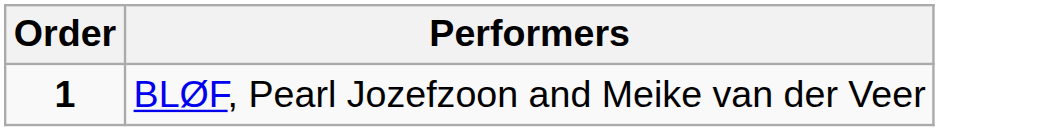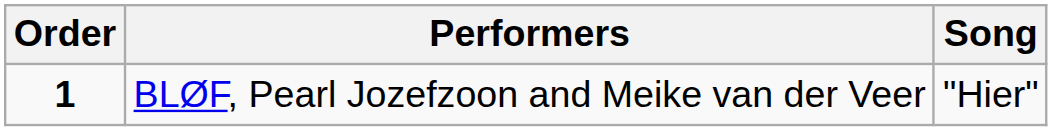+ column: (991, 34)
